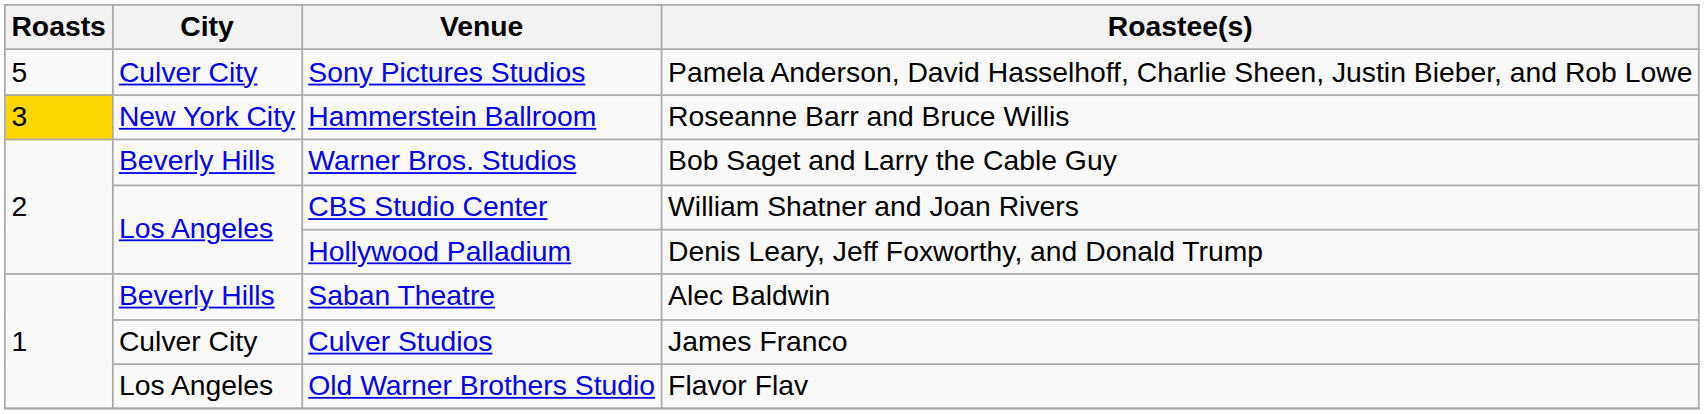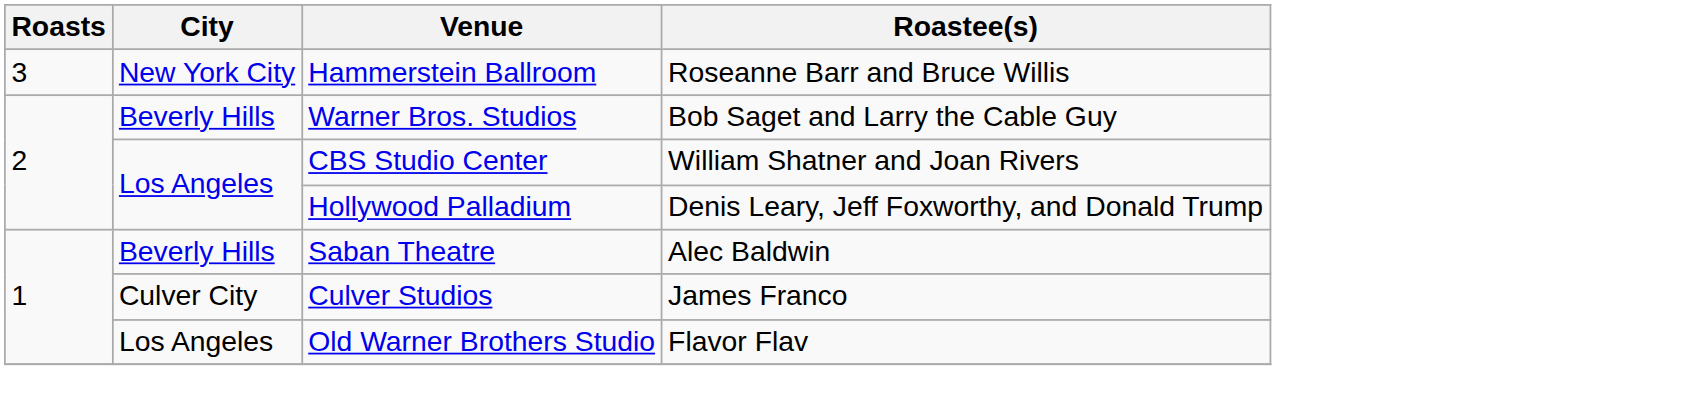- row: (447, 71)
(19, 116) gold background -> (19, 71) no background
